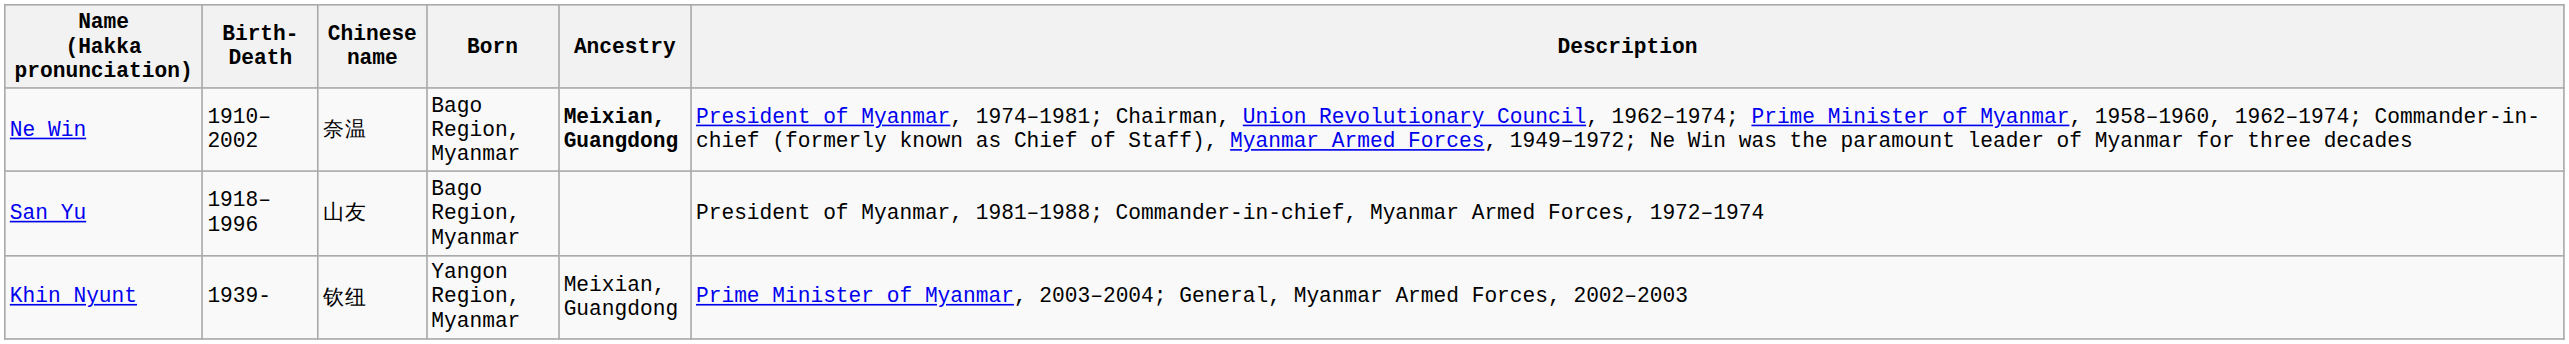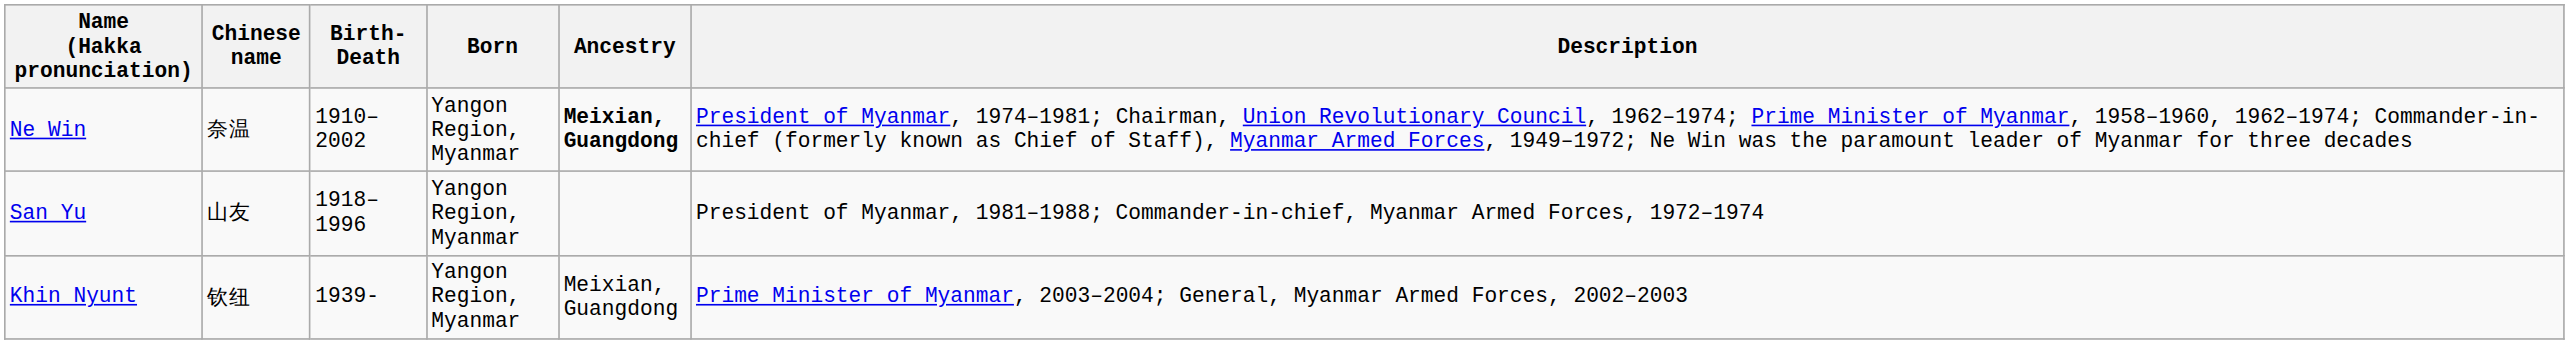columns swapped: (372, 47) <-> (260, 47)
(476, 130) Bago Region, Myanmar -> (476, 130) Yangon Region, Myanmar
(476, 213) Bago Region, Myanmar -> (476, 213) Yangon Region, Myanmar
